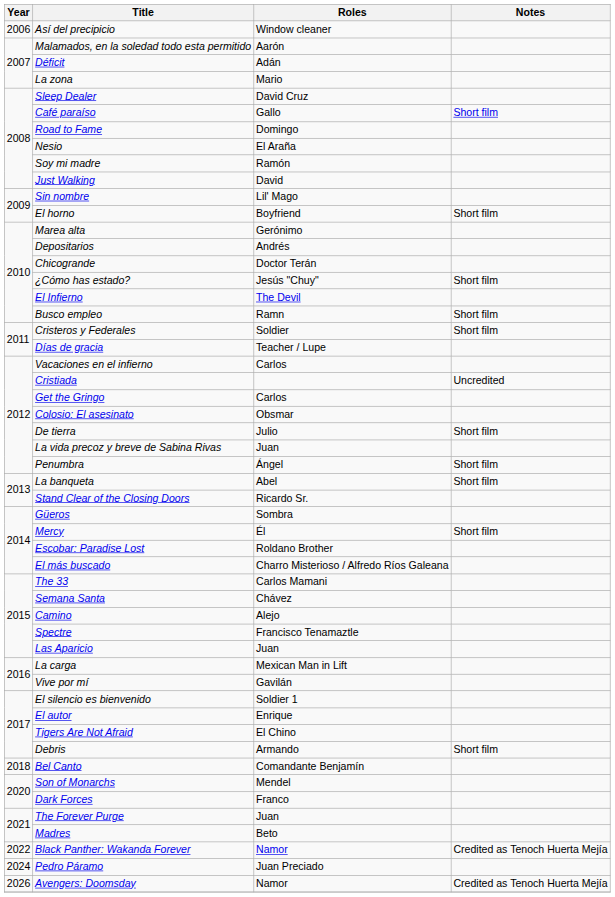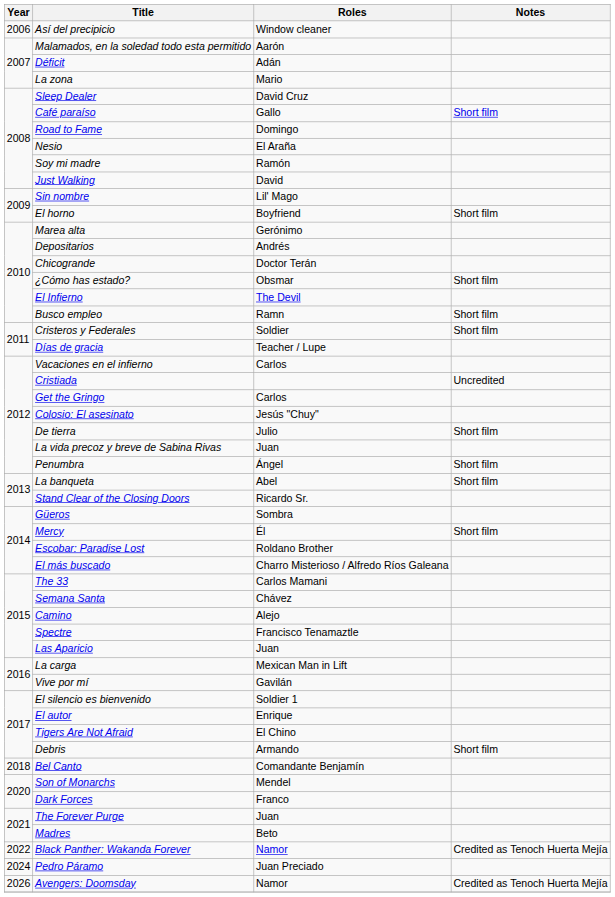(287, 280) Jesús "Chuy" -> (275, 280) Obsmar
(275, 414) Obsmar -> (287, 414) Jesús "Chuy"
